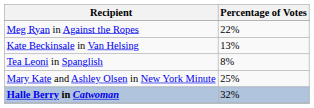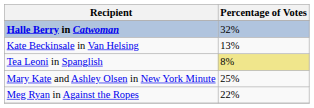rows swapped: (63, 95) <-> (73, 29)
(227, 62) no background -> (227, 62) khaki background
